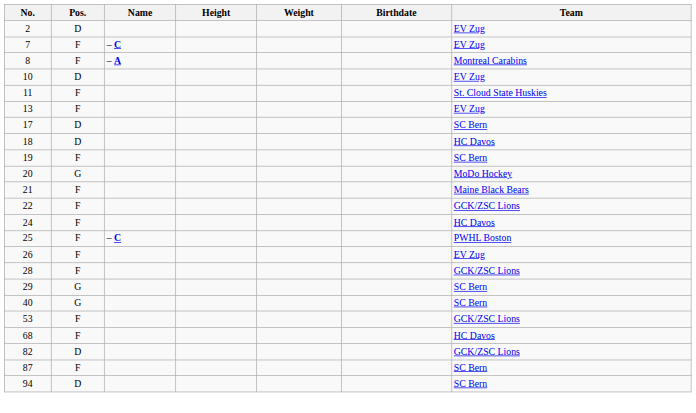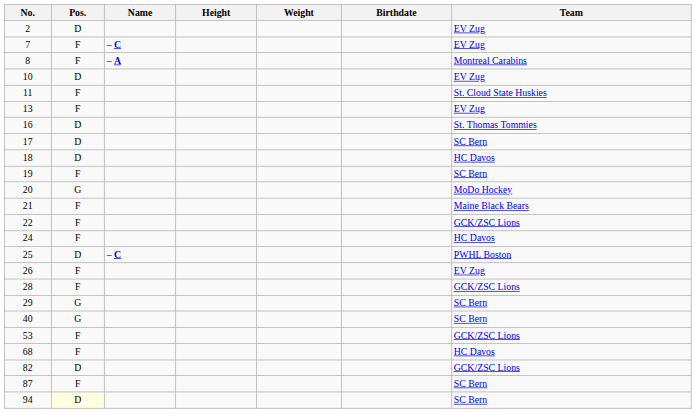+ row: (28, 126)
(78, 239) F -> (78, 255) D
(78, 384) no background -> (78, 400) lightyellow background
